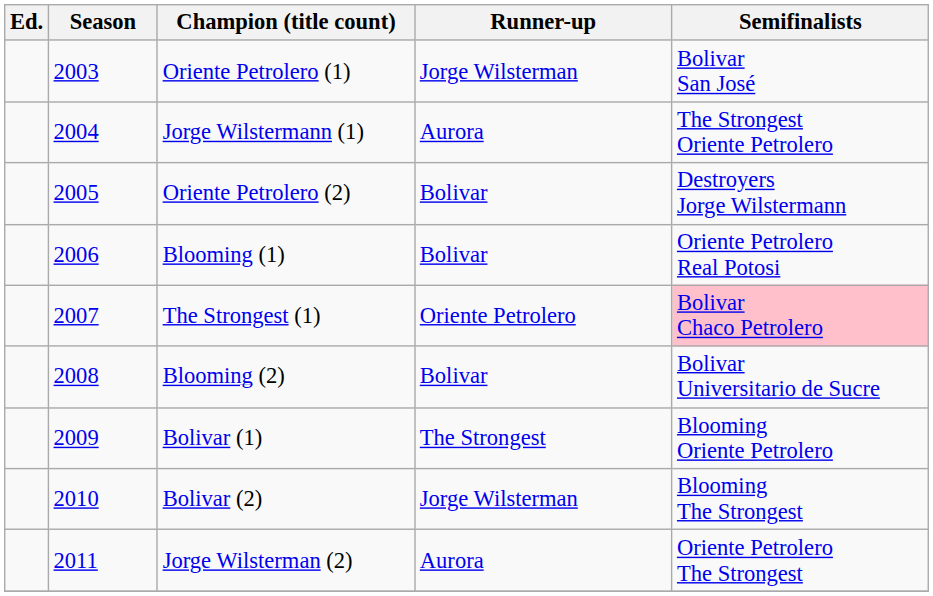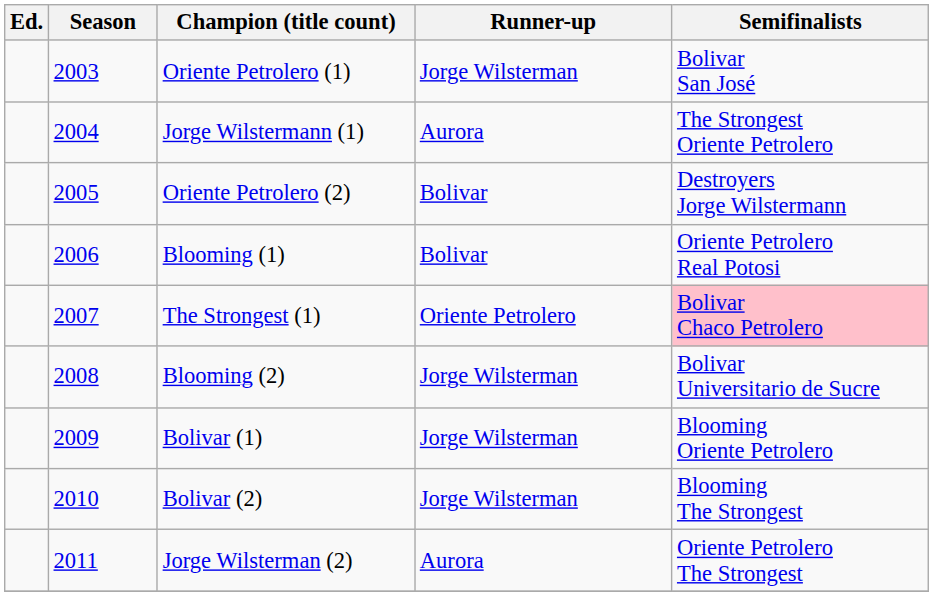(454, 376) Bolivar -> (499, 376) Jorge Wilsterman
(483, 437) The Strongest -> (499, 437) Jorge Wilsterman
